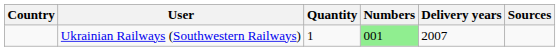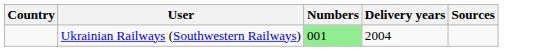- column: (332, 14)
(434, 35) 2007 -> (378, 35) 2004
